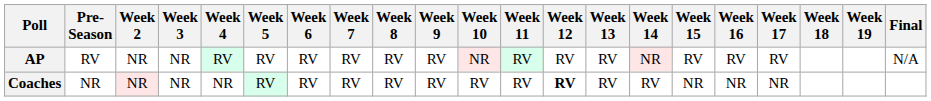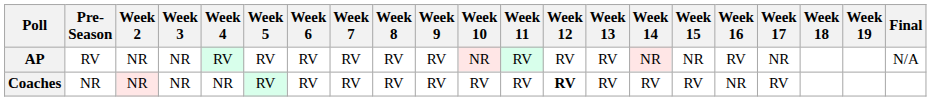(693, 59) RV -> (693, 59) NR
(779, 59) RV -> (779, 59) NR
(693, 84) NR -> (693, 84) RV
(779, 84) NR -> (779, 84) RV
